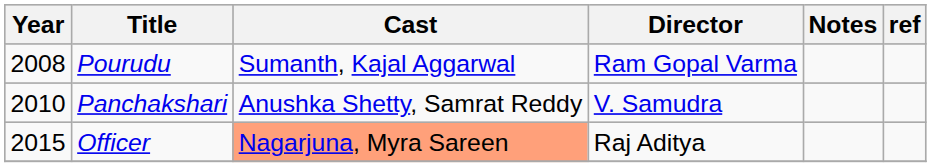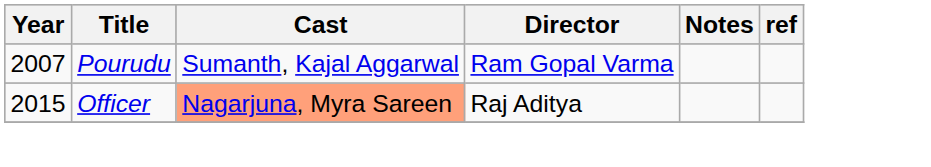(38, 64) 2008 -> (38, 64) 2007
- row: (152, 103)
